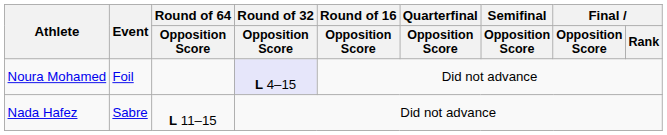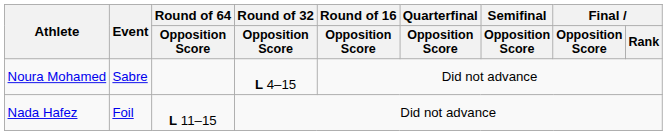(123, 77) Foil -> (130, 77) Sabre
(276, 85) lavender background -> (276, 85) no background
(130, 113) Sabre -> (123, 113) Foil
